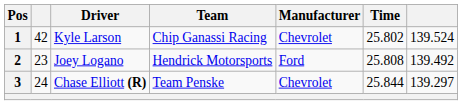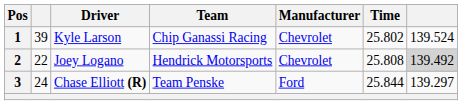(41, 38) 42 -> (41, 38) 39
(41, 60) 23 -> (41, 60) 22
(291, 60) Ford -> (305, 60) Chevrolet
(432, 60) no background -> (432, 60) lightgrey background
(305, 82) Chevrolet -> (291, 82) Ford
